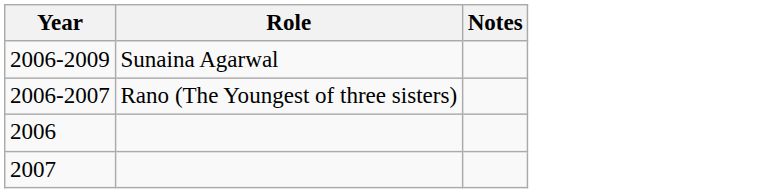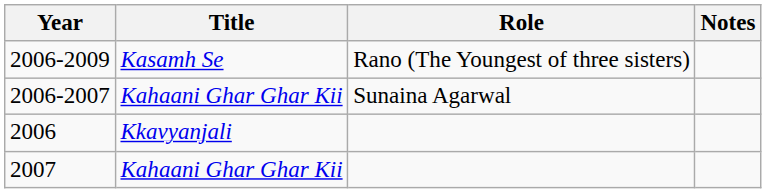+ column: (232, 22)
(200, 59) Sunaina Agarwal -> (522, 59) Rano (The Youngest of three sisters)
(289, 95) Rano (The Youngest of three sisters) -> (432, 95) Sunaina Agarwal
